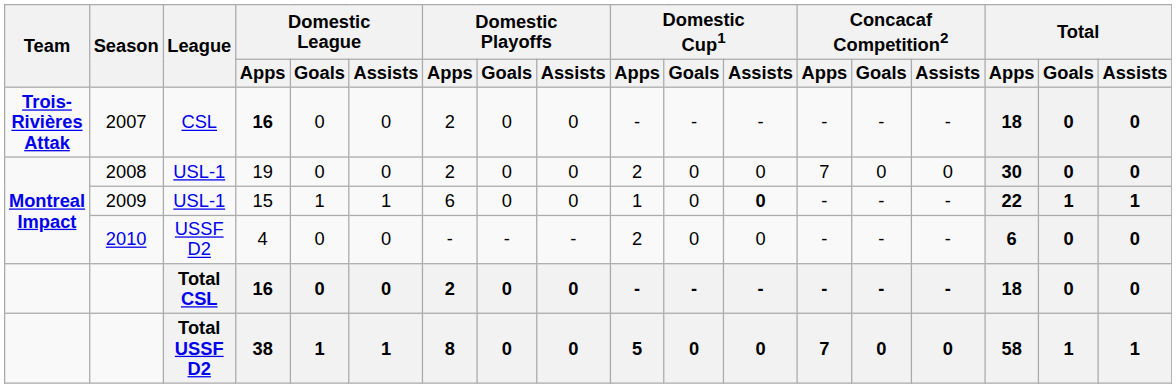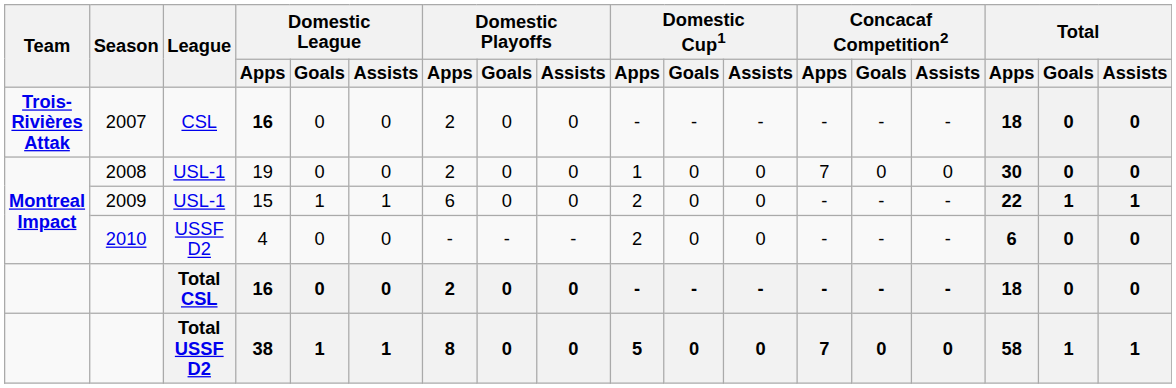(637, 172) 2 -> (637, 172) 1
(637, 201) 1 -> (637, 201) 2
(760, 201) bold -> (760, 201) normal
